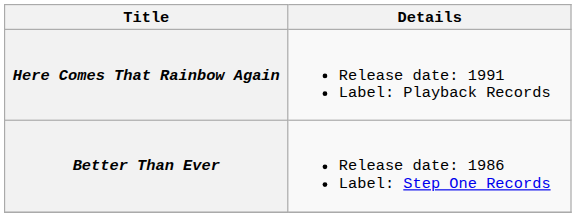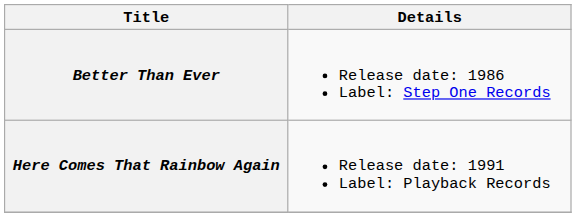rows swapped: (146, 166) <-> (146, 75)
